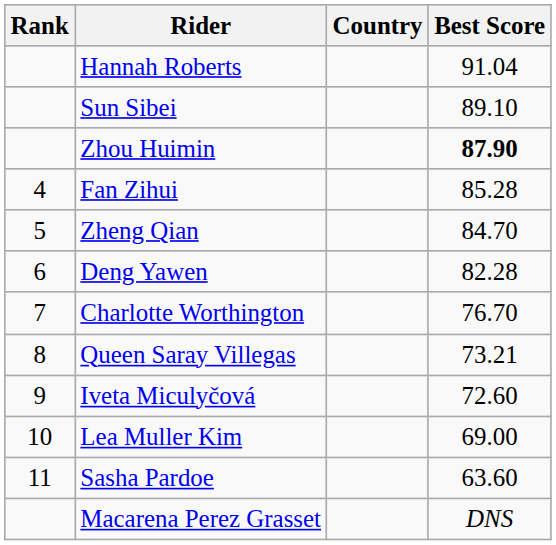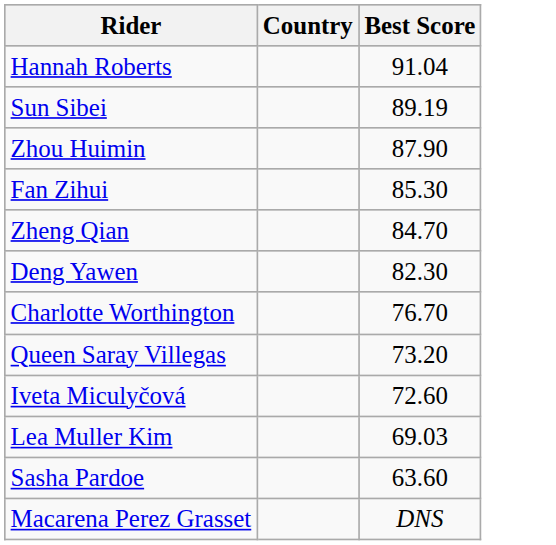- column: (40, 25)
(490, 107) 89.10 -> (420, 107) 89.19
(490, 148) bold -> (420, 148) normal
(490, 189) 85.28 -> (420, 189) 85.30
(490, 271) 82.28 -> (420, 271) 82.30
(490, 354) 73.21 -> (420, 354) 73.20
(490, 436) 69.00 -> (420, 436) 69.03
